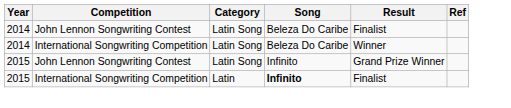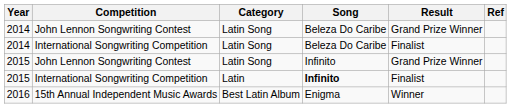(370, 29) Finalist -> (437, 29) Grand Prize Winner
(370, 45) Winner -> (408, 45) Finalist
+ row: (18, 95)
